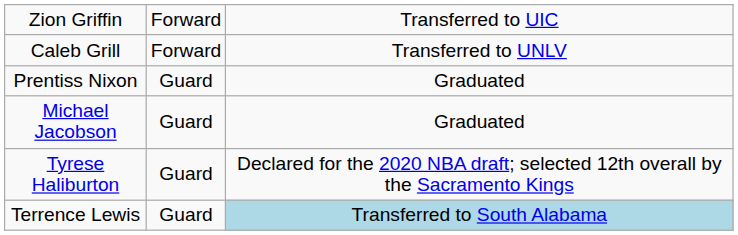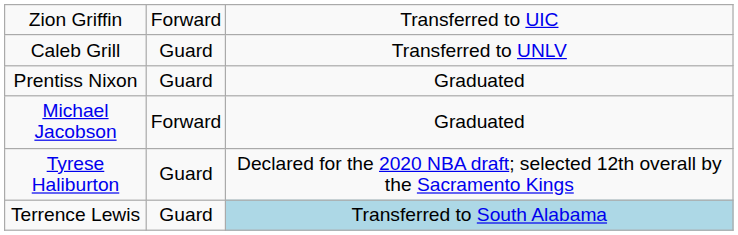(186, 50) Forward -> (186, 50) Guard
(186, 121) Guard -> (186, 121) Forward
